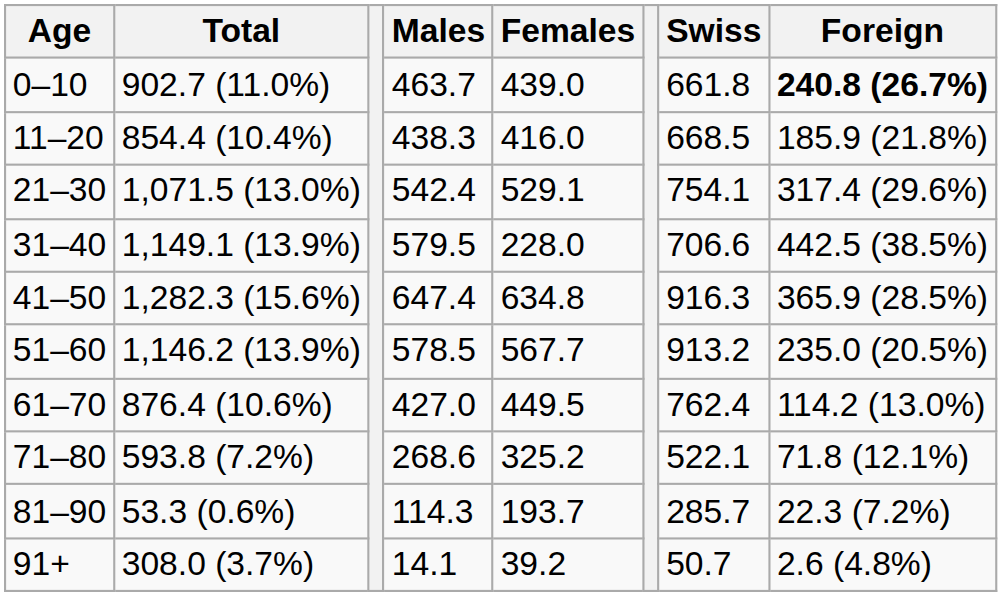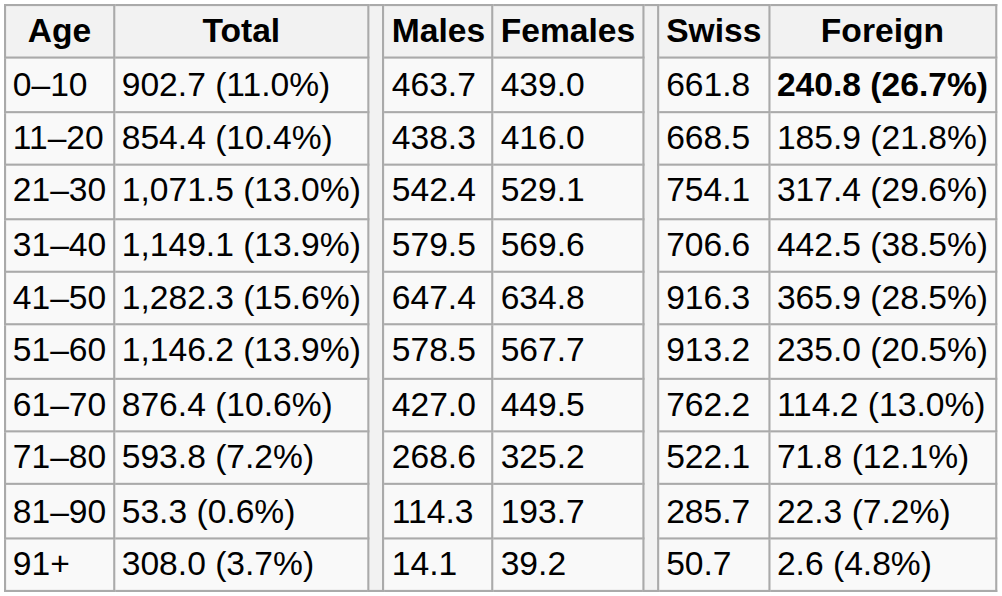(543, 244) 228.0 -> (543, 244) 569.6
(708, 404) 762.4 -> (708, 404) 762.2
